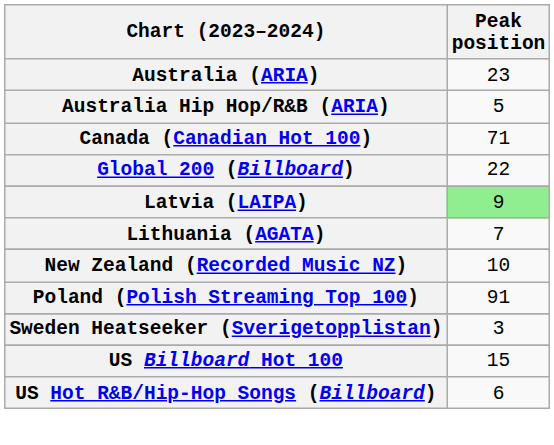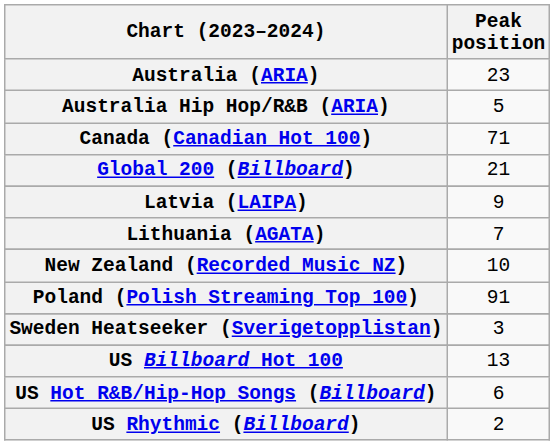(498, 170) 22 -> (498, 170) 21
(498, 202) lightgreen background -> (498, 202) no background
(498, 361) 15 -> (498, 361) 13
+ row: (226, 425)
